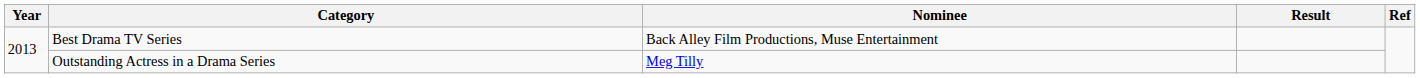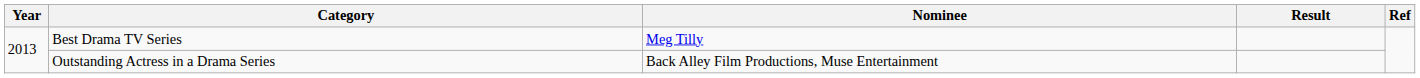(792, 38) Back Alley Film Productions, Muse Entertainment -> (675, 38) Meg Tilly
(675, 61) Meg Tilly -> (792, 61) Back Alley Film Productions, Muse Entertainment
